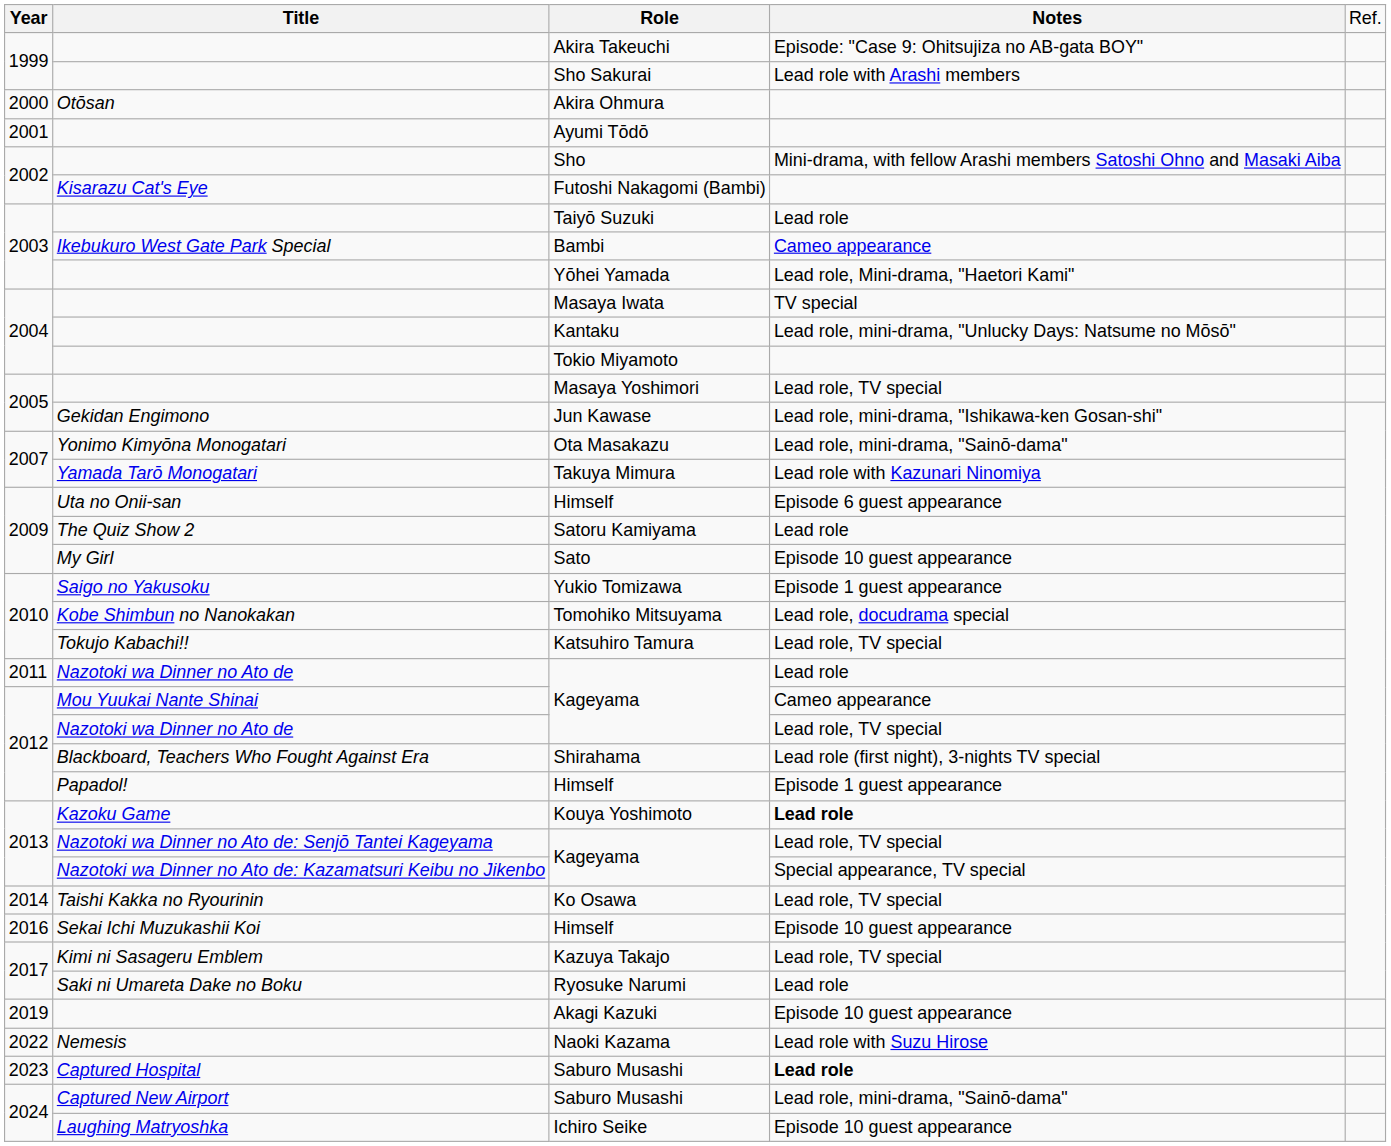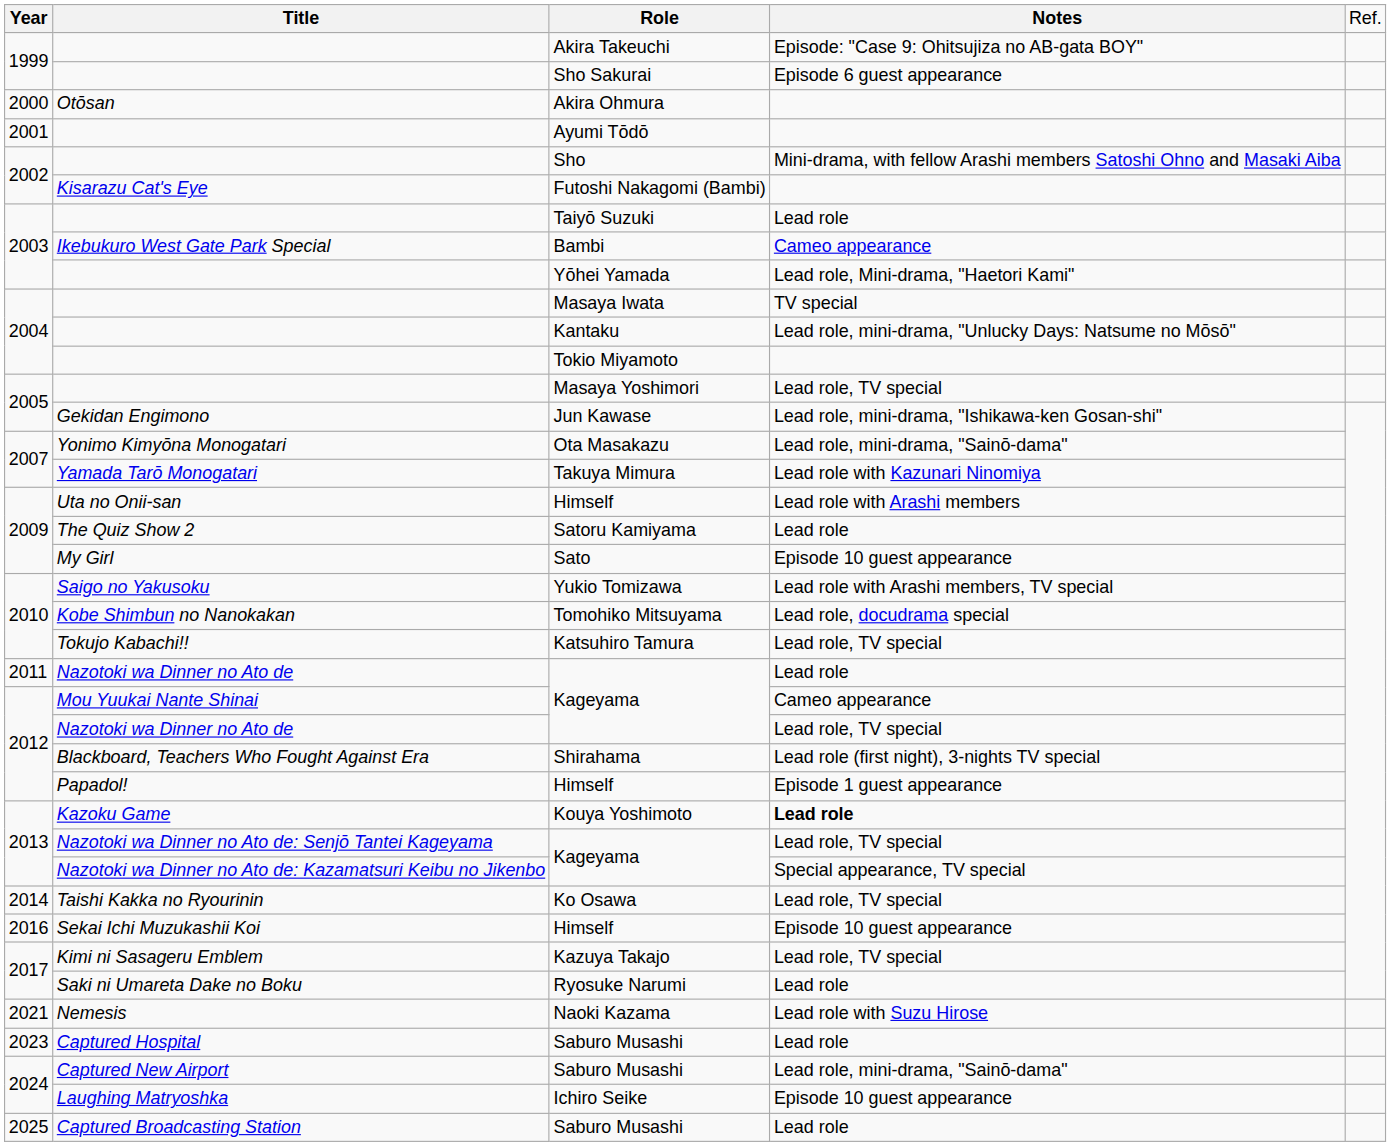(897, 75) Lead role with Arashi members -> (888, 75) Episode 6 guest appearance
(888, 501) Episode 6 guest appearance -> (897, 501) Lead role with Arashi members
(888, 587) Episode 1 guest appearance -> (944, 587) Lead role with Arashi members, TV special
- row: (301, 1013)
(29, 1041) 2022 -> (29, 1013) 2021
(814, 1070) bold -> (811, 1041) normal
+ row: (179, 1127)
